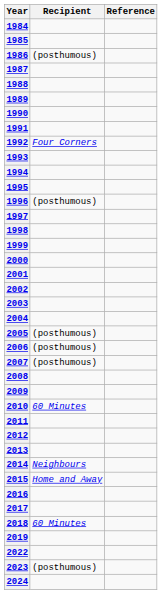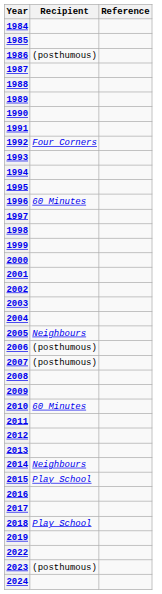(65, 202) (posthumous) -> (59, 202) 60 Minutes
(65, 333) (posthumous) -> (59, 333) Neighbours
(67, 479) Home and Away -> (62, 479) Play School
(59, 523) 60 Minutes -> (62, 523) Play School
